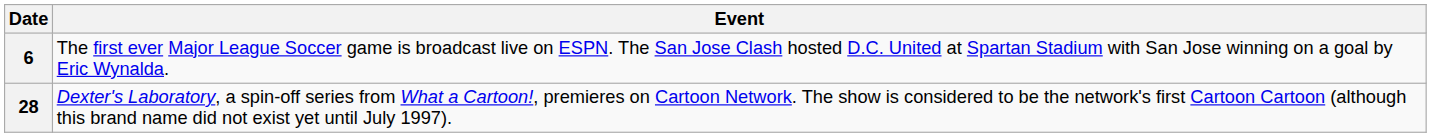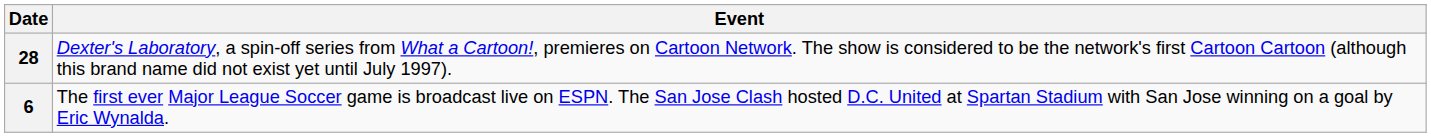rows swapped: (29, 58) <-> (29, 107)
